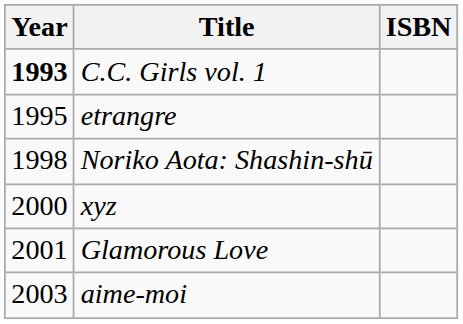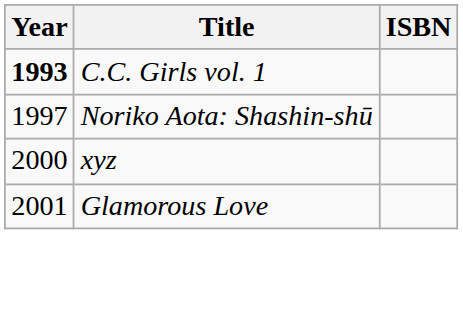- row: (129, 116)
(40, 160) 1998 -> (40, 116) 1997
- row: (134, 294)
